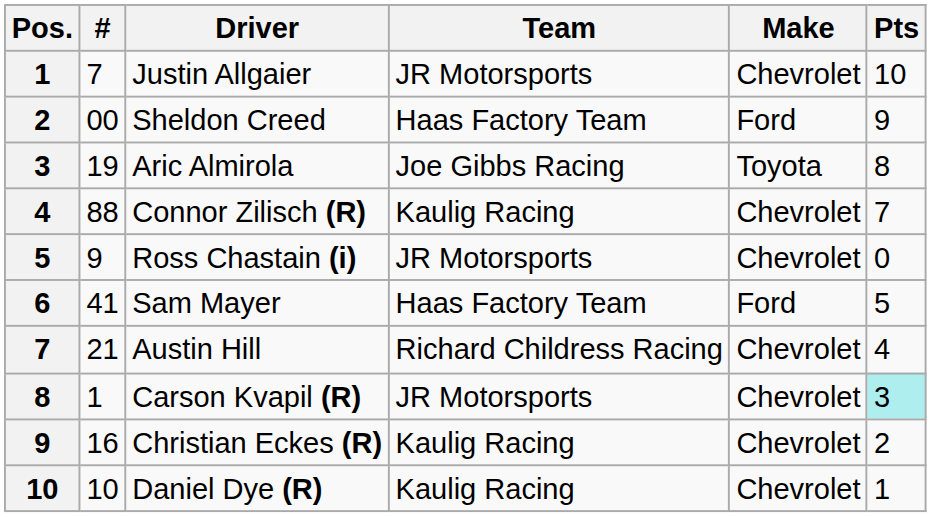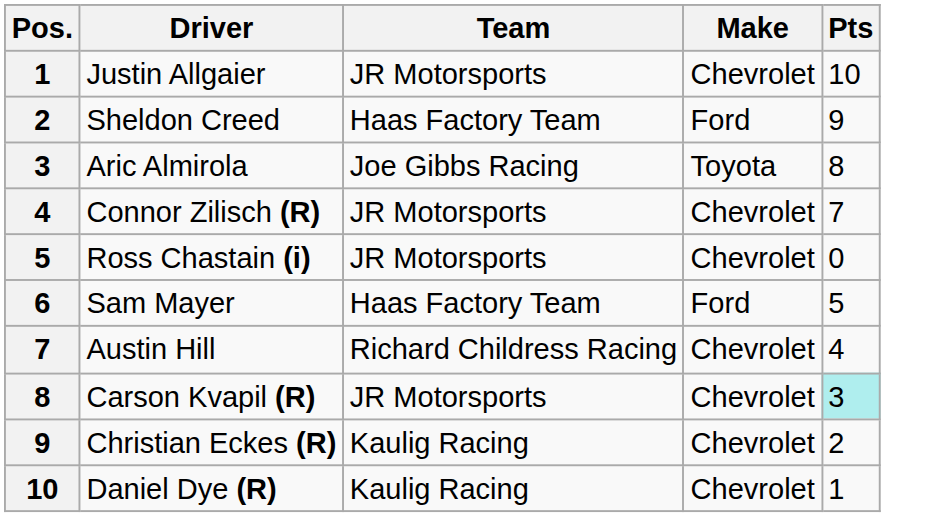- column: (103, 28)
(485, 212) Kaulig Racing -> (448, 212) JR Motorsports
